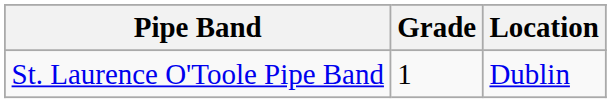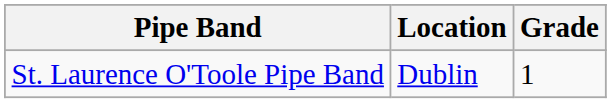columns swapped: (437, 27) <-> (544, 27)
